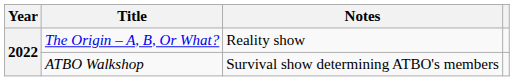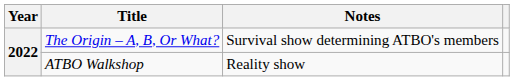(266, 40) Reality show -> (363, 40) Survival show determining ATBO's members
(363, 64) Survival show determining ATBO's members -> (266, 64) Reality show
